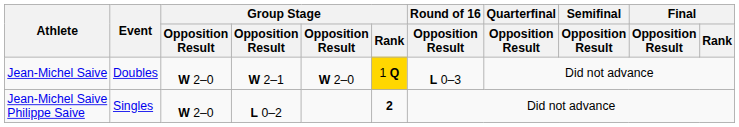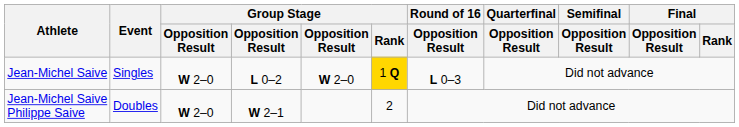(135, 74) Doubles -> (133, 74) Singles
(266, 80) W 2–1 -> (266, 80) L 0–2
(133, 106) Singles -> (135, 106) Doubles
(266, 113) L 0–2 -> (266, 113) W 2–1
(389, 106) bold -> (389, 106) normal
